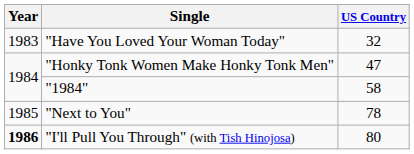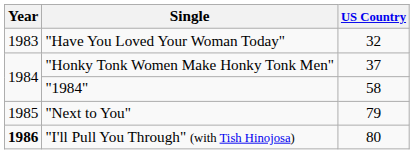(373, 64) 47 -> (373, 64) 37
(373, 112) 78 -> (373, 112) 79
